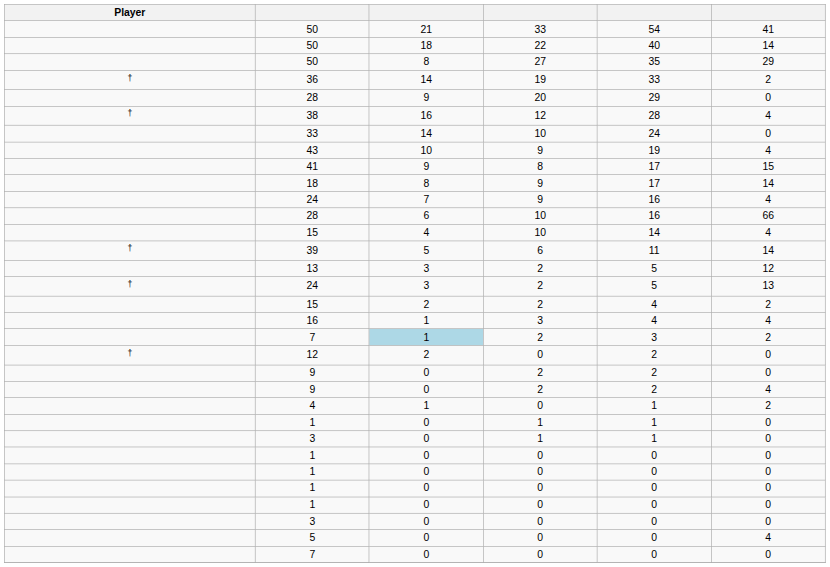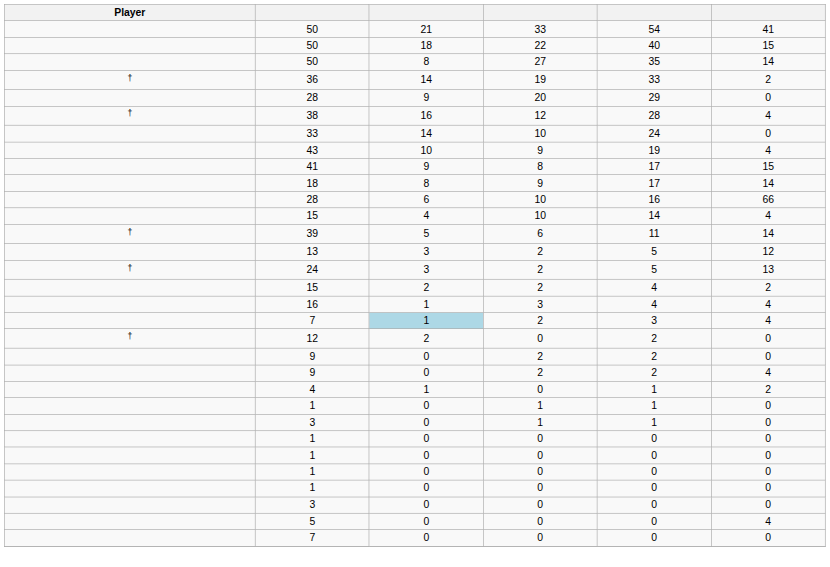(768, 45) 14 -> (768, 45) 15
(768, 62) 29 -> (768, 62) 14
- row: (312, 199)
(768, 337) 2 -> (768, 320) 4
